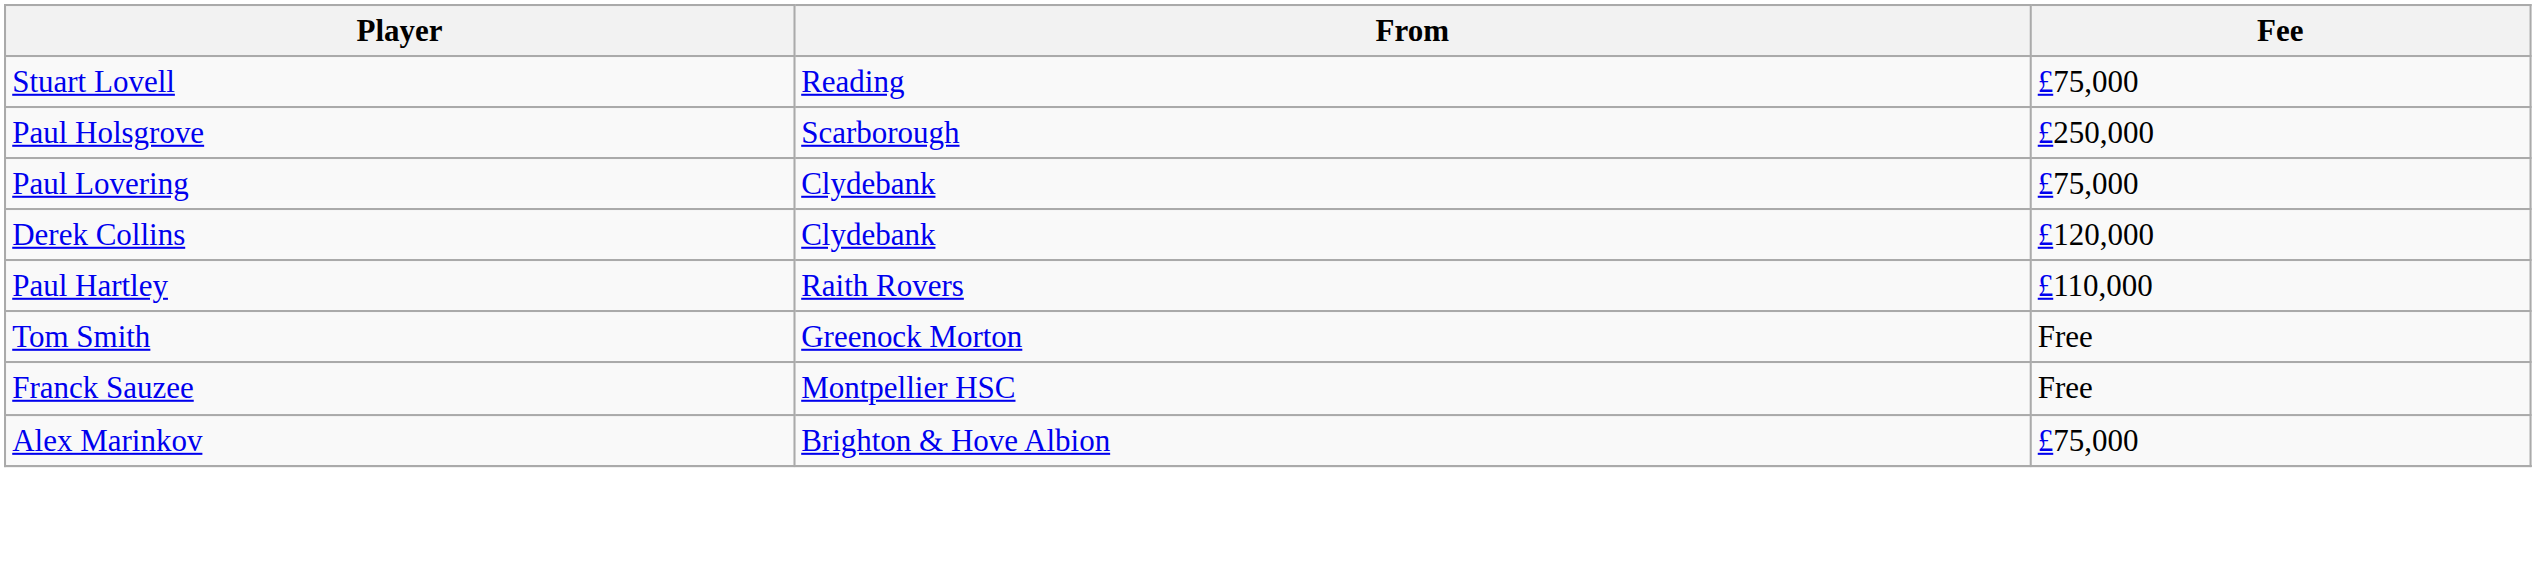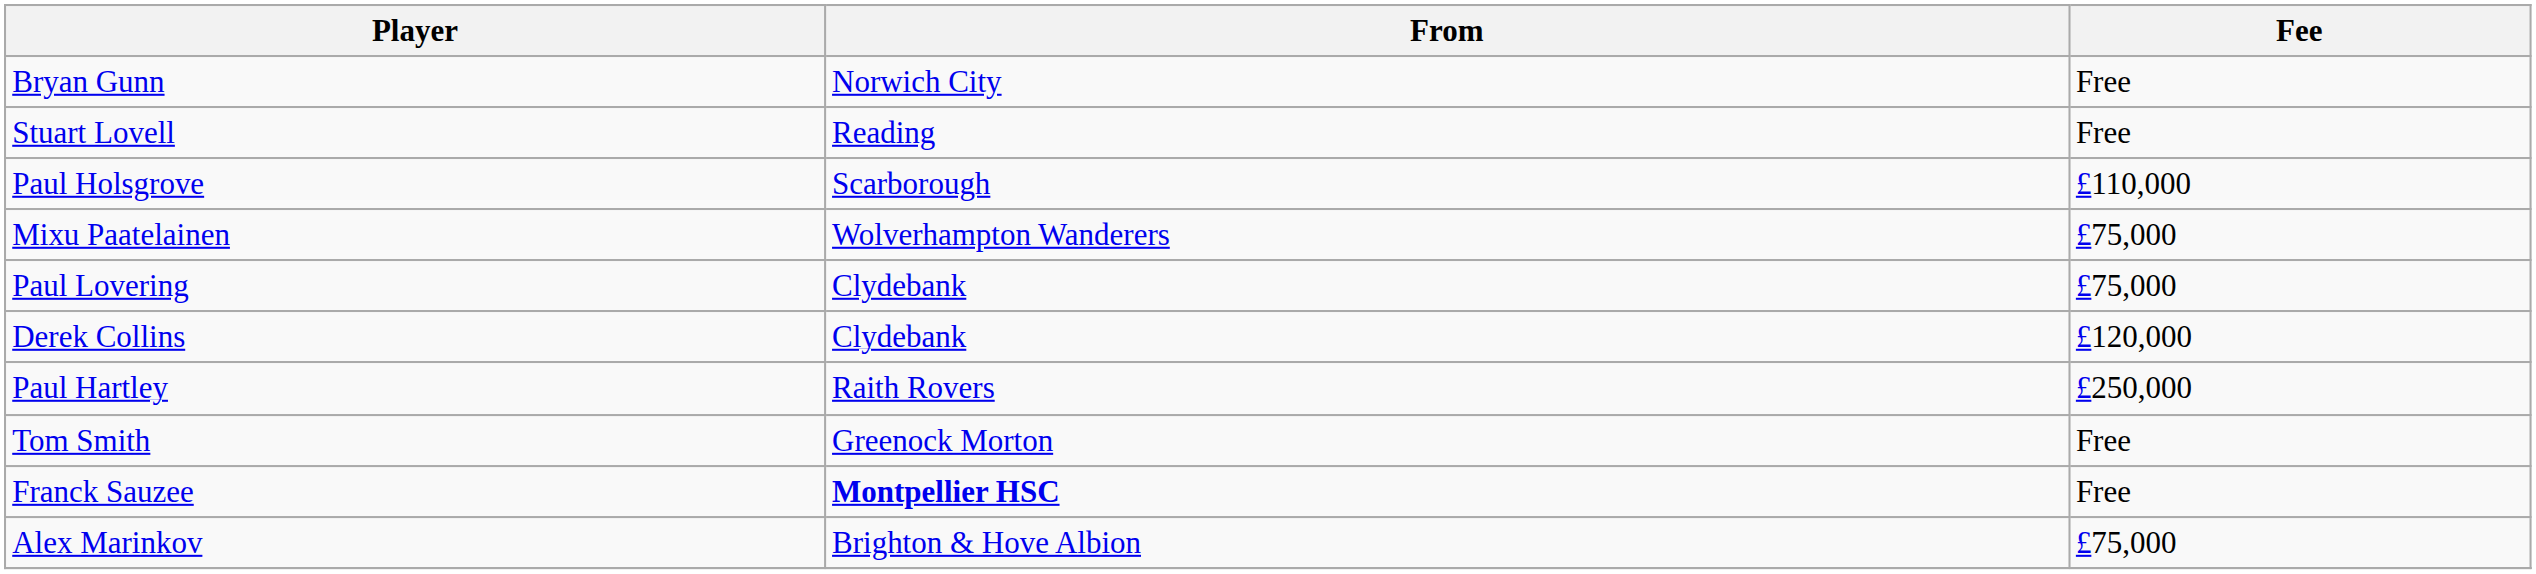+ row: (88, 81)
(2088, 81) £75,000 -> (2103, 132) Free
(2096, 132) £250,000 -> (2133, 183) £110,000
+ row: (121, 234)
(2095, 285) £110,000 -> (2134, 388) £250,000
(908, 388) normal -> (946, 490) bold
